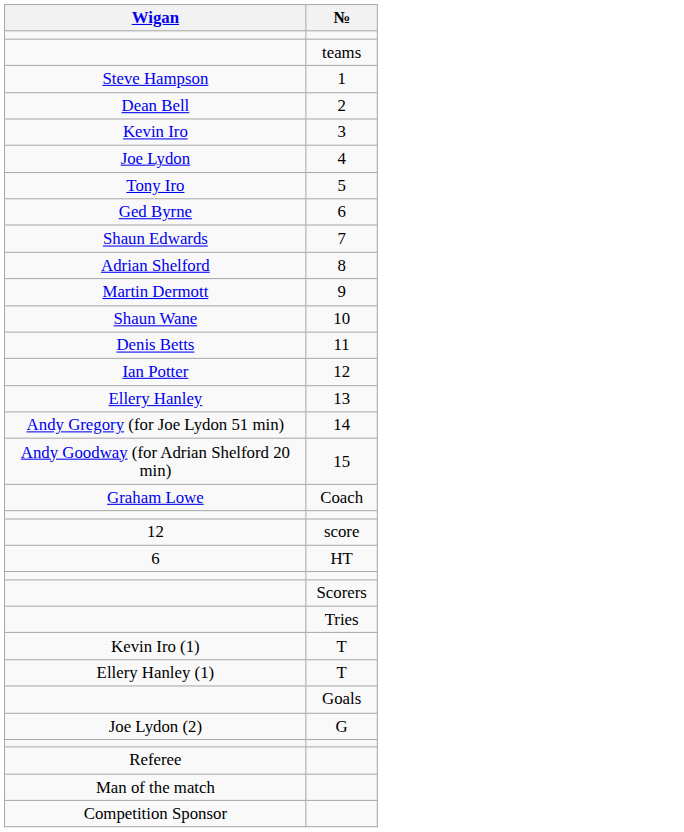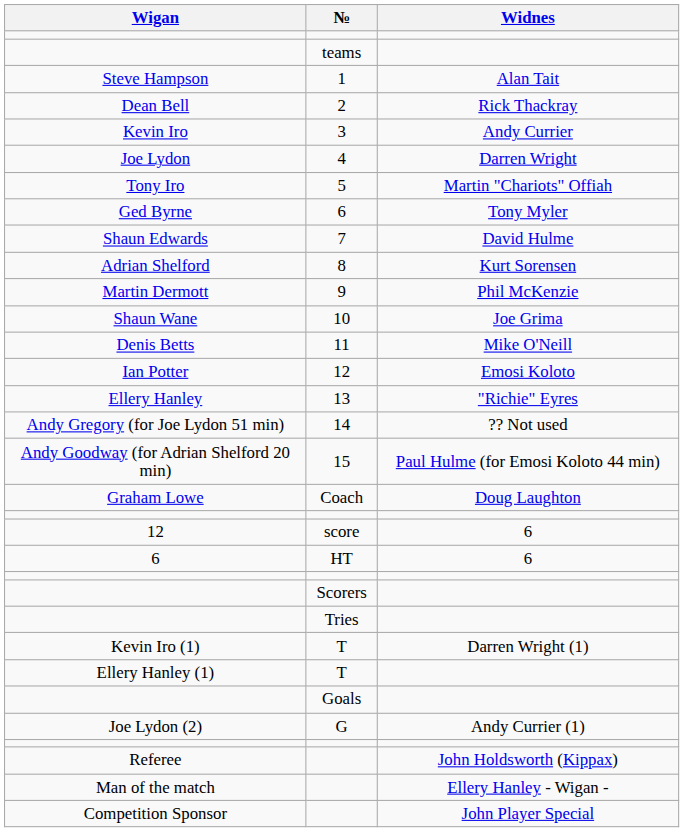+ column: (528, 17)
